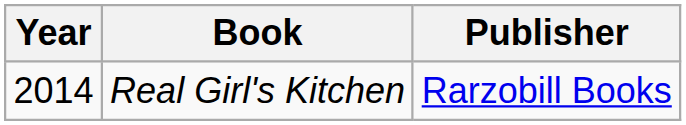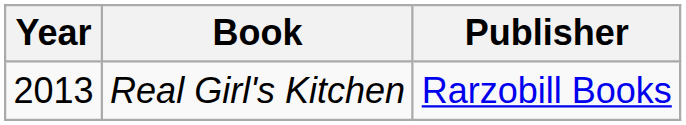(53, 90) 2014 -> (53, 90) 2013
